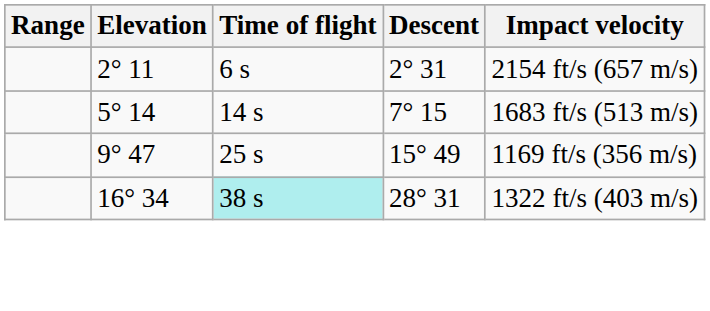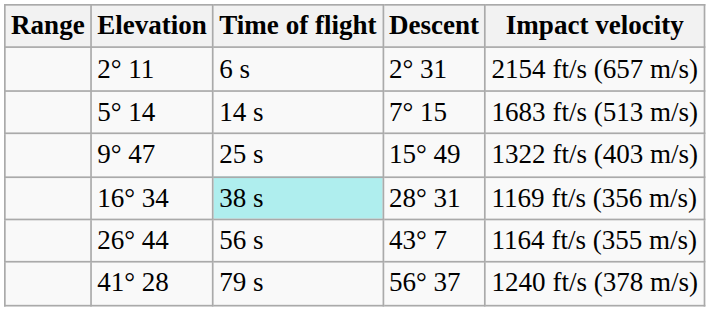(594, 154) 1169 ft/s (356 m/s) -> (595, 154) 1322 ft/s (403 m/s)
(595, 197) 1322 ft/s (403 m/s) -> (594, 197) 1169 ft/s (356 m/s)
+ row: (133, 240)
+ row: (133, 283)
